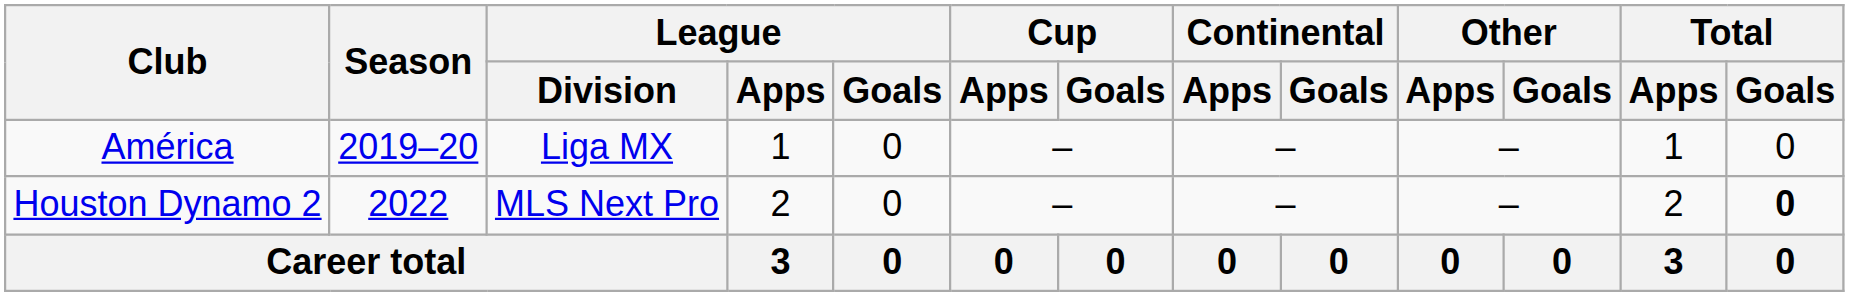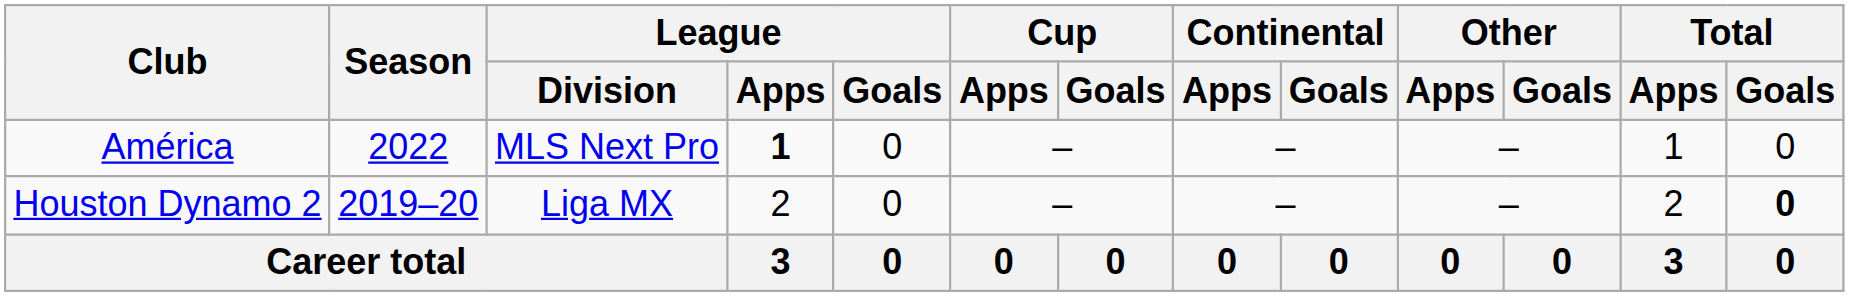(408, 147) 2019–20 -> (408, 147) 2022
(607, 147) Liga MX -> (607, 147) MLS Next Pro
(781, 147) normal -> (781, 147) bold
(408, 204) 2022 -> (408, 204) 2019–20
(607, 204) MLS Next Pro -> (607, 204) Liga MX
